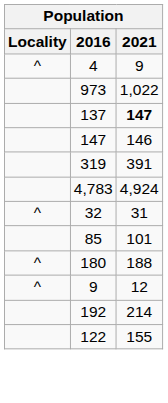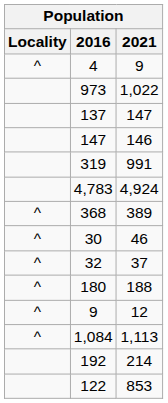(139, 115) bold -> (139, 115) normal
(139, 164) 391 -> (139, 164) 991
+ row: (93, 213)
+ row: (93, 238)
(139, 213) 31 -> (139, 262) 37
- row: (93, 238)
+ row: (93, 336)
(139, 336) 155 -> (139, 386) 853
